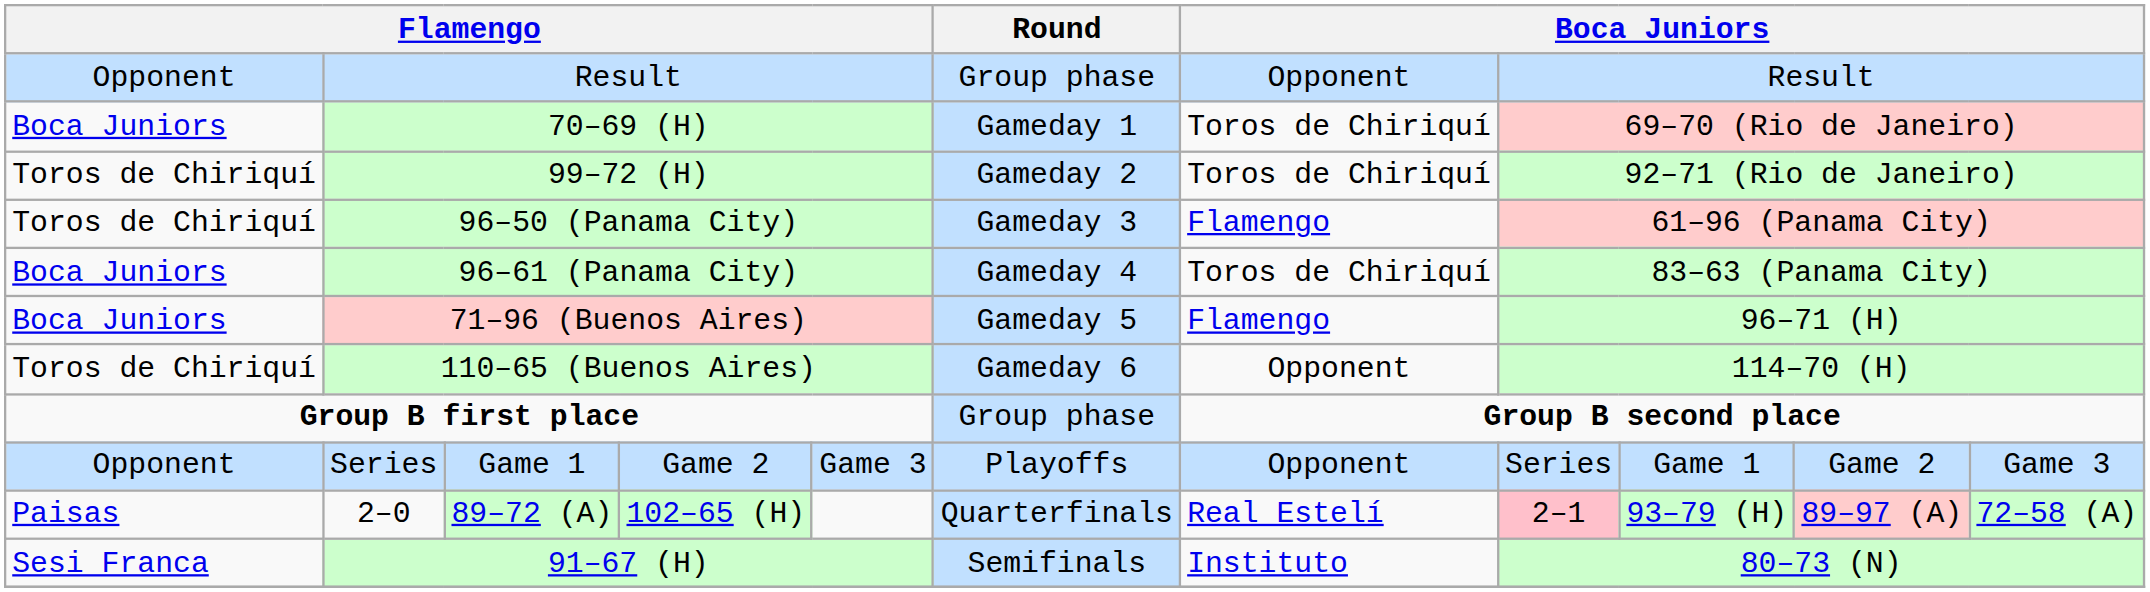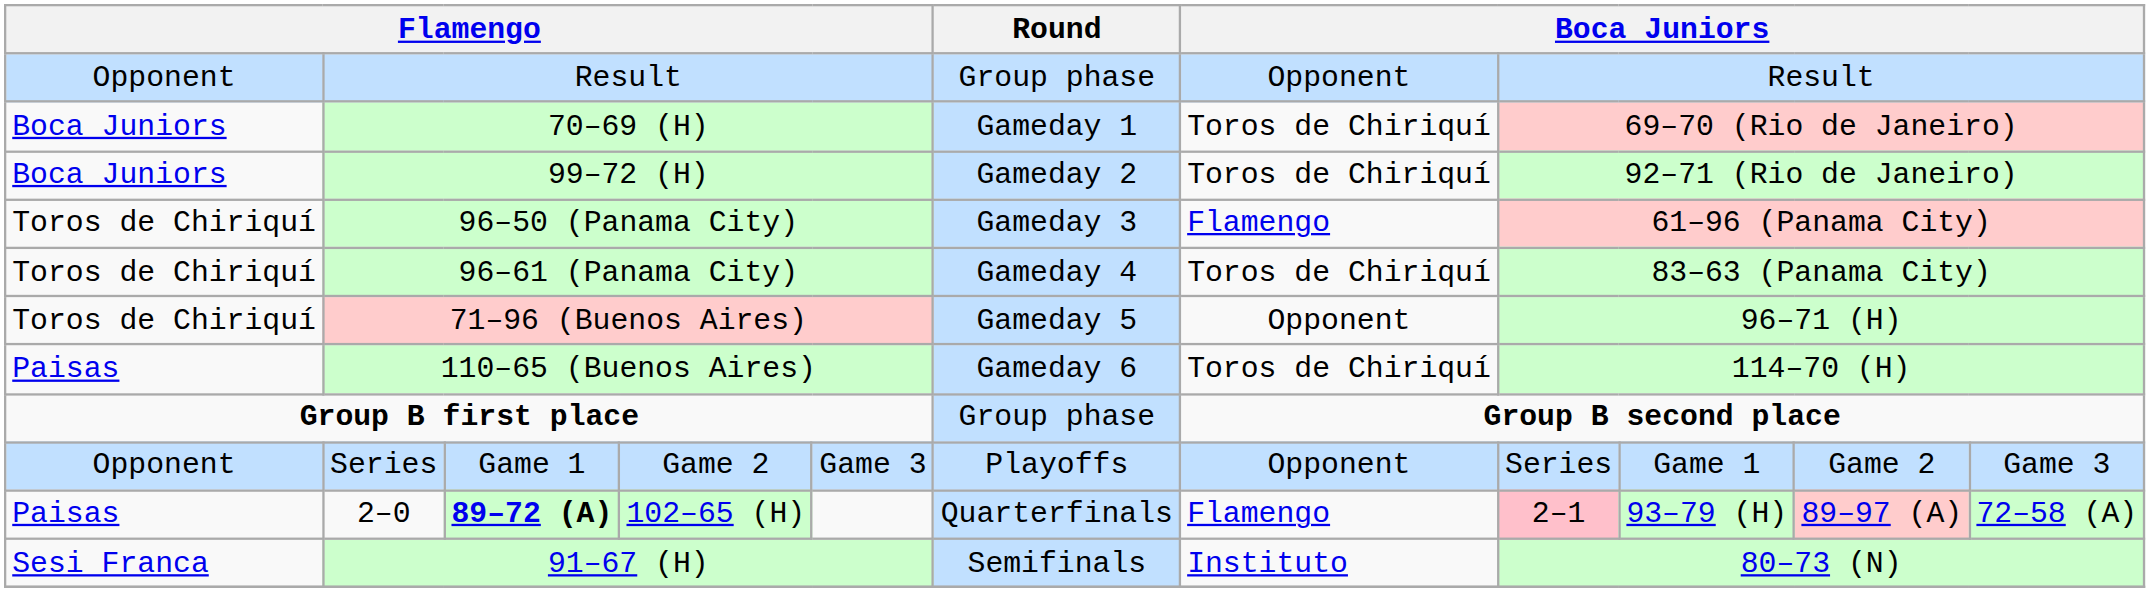(164, 175) Toros de Chiriquí -> (119, 175) Boca Juniors
(119, 272) Boca Juniors -> (164, 272) Toros de Chiriquí
(119, 321) Boca Juniors -> (164, 321) Toros de Chiriquí
(1259, 321) Flamengo -> (1339, 321) Opponent
(164, 369) Toros de Chiriquí -> (66, 369) Paisas
(1339, 369) Opponent -> (1339, 369) Toros de Chiriquí
(532, 515) normal -> (532, 515) bold
(1285, 515) Real Estelí -> (1259, 515) Flamengo
